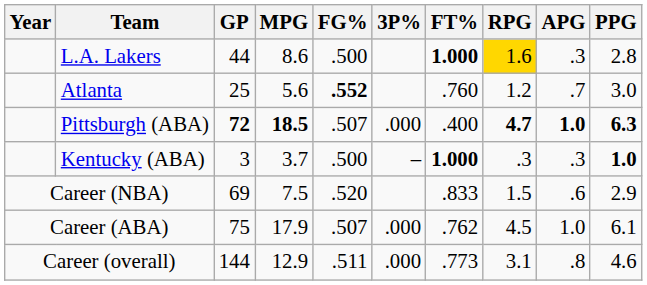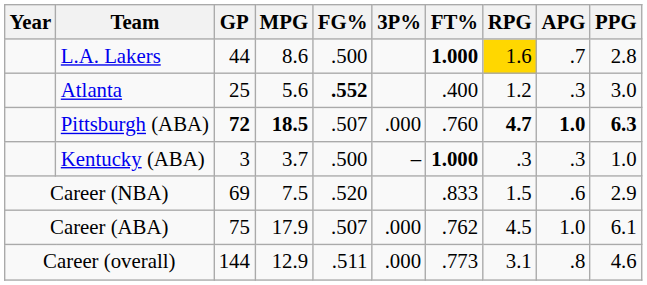(578, 56) .3 -> (578, 56) .7
(460, 90) .760 -> (460, 90) .400
(578, 90) .7 -> (578, 90) .3
(460, 124) .400 -> (460, 124) .760
(624, 159) bold -> (624, 159) normal
